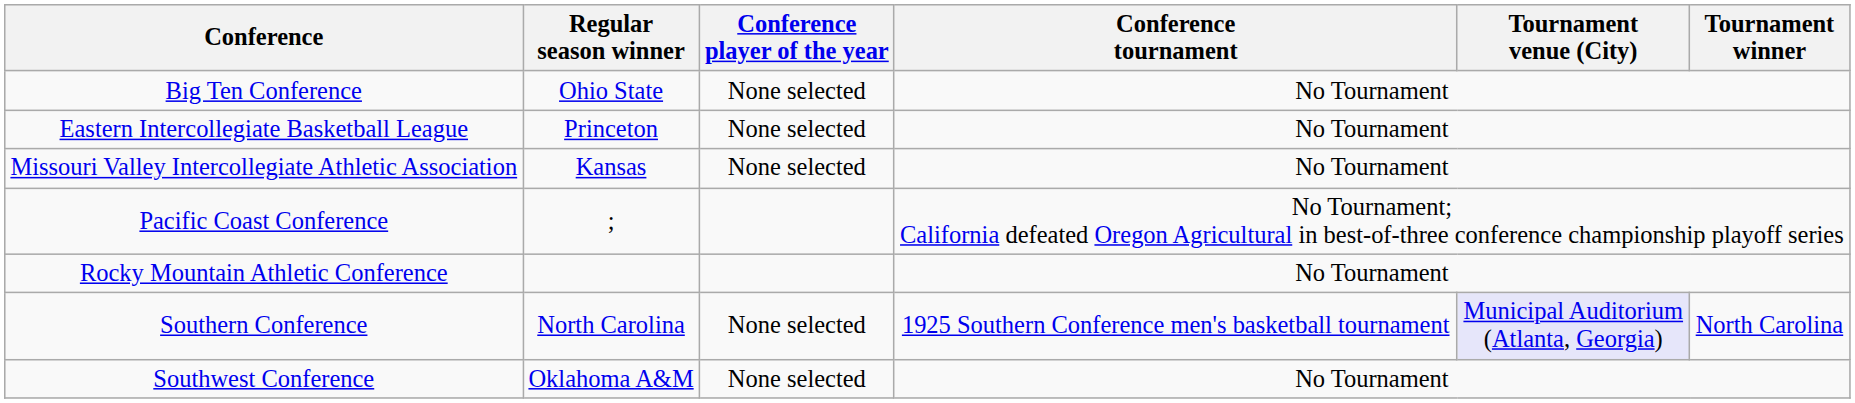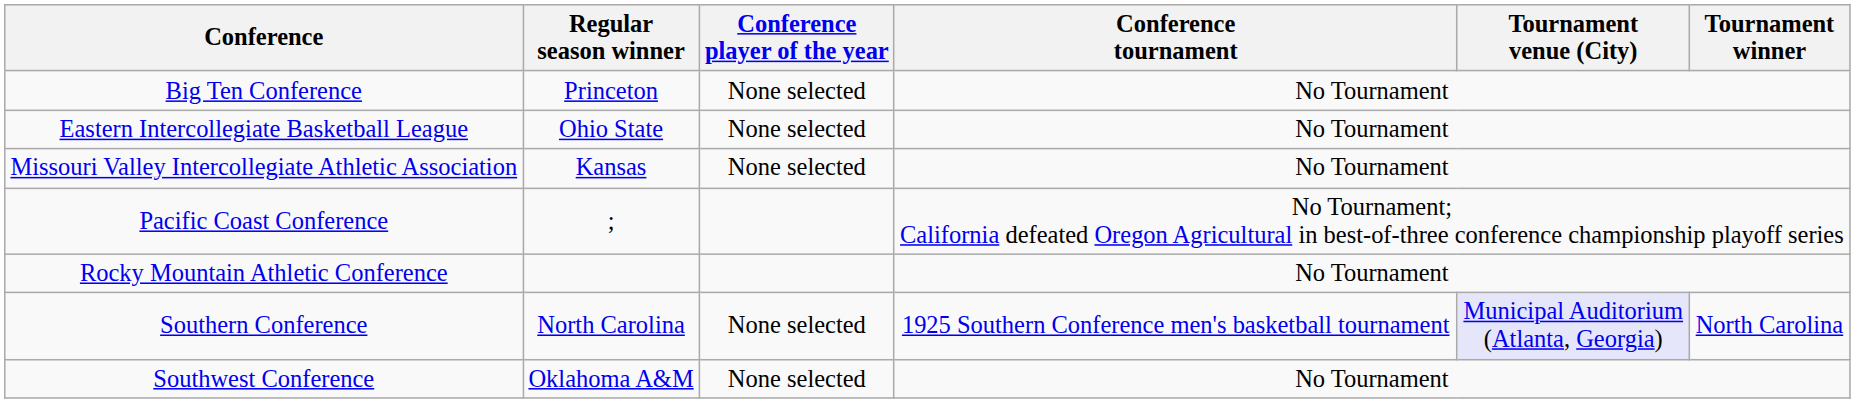(611, 90) Ohio State -> (611, 90) Princeton
(611, 129) Princeton -> (611, 129) Ohio State
